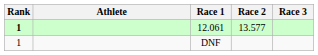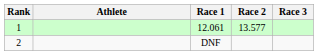(19, 27) bold -> (19, 27) normal
(19, 43) 1 -> (19, 43) 2
